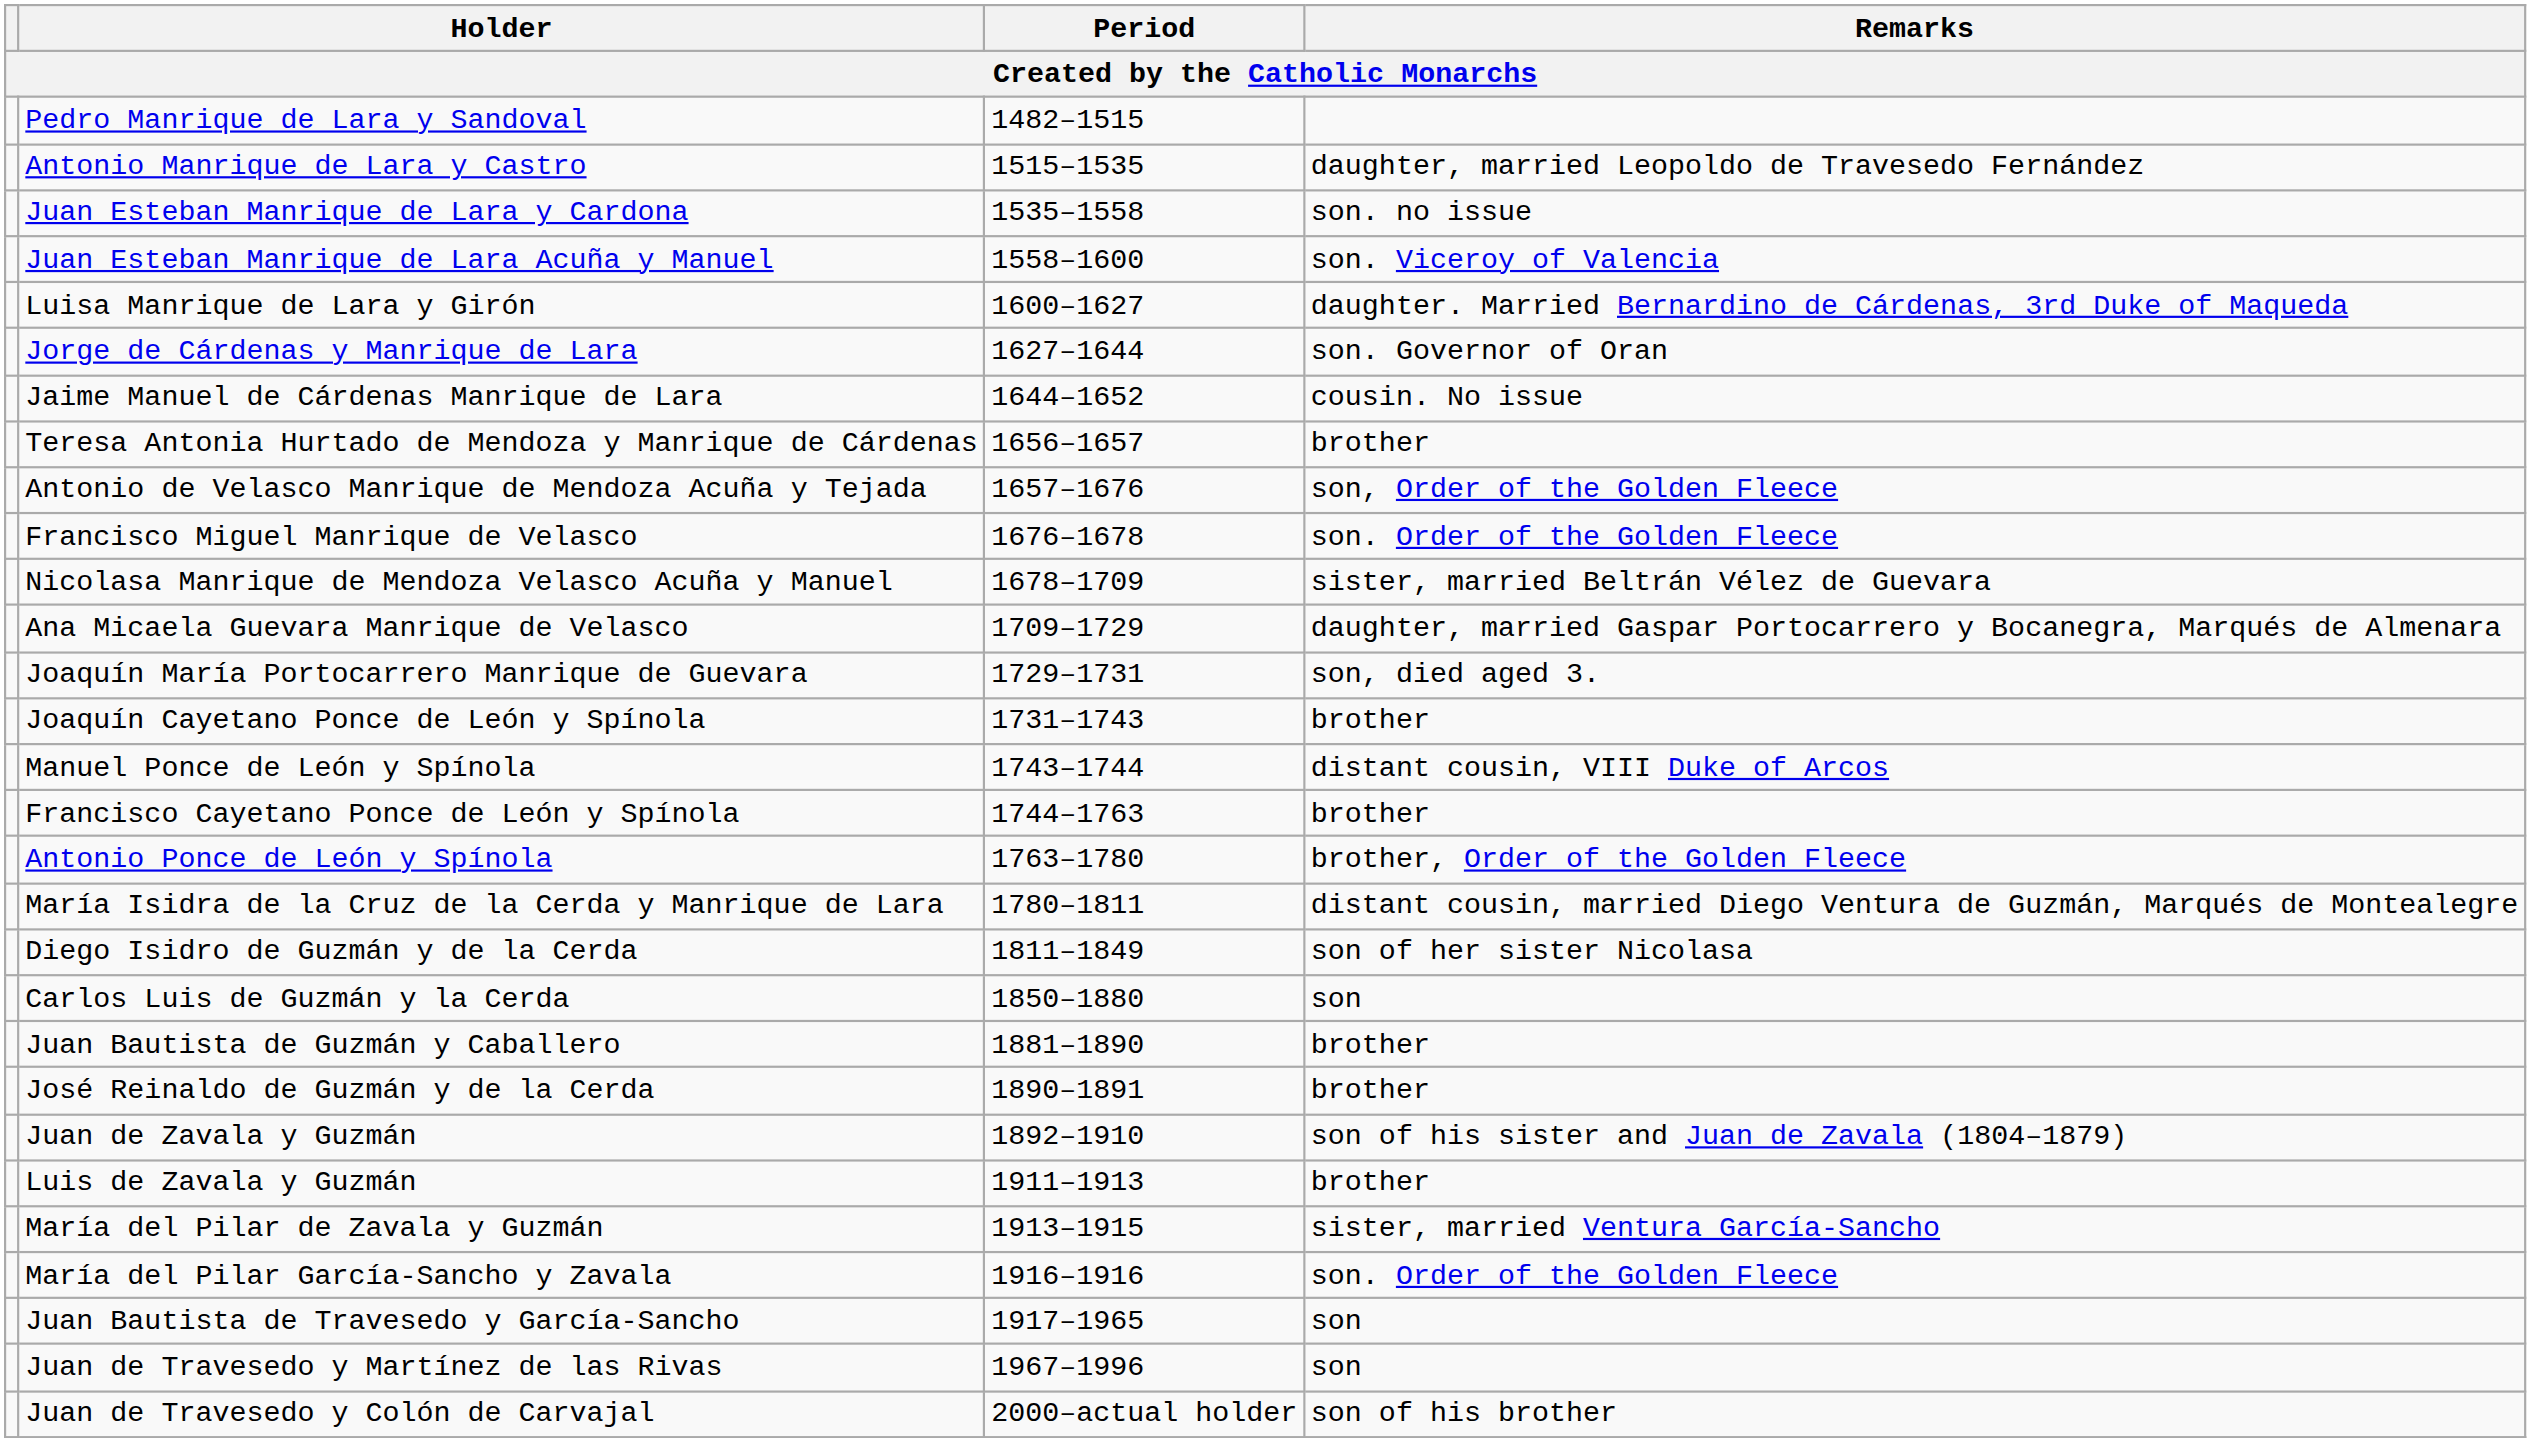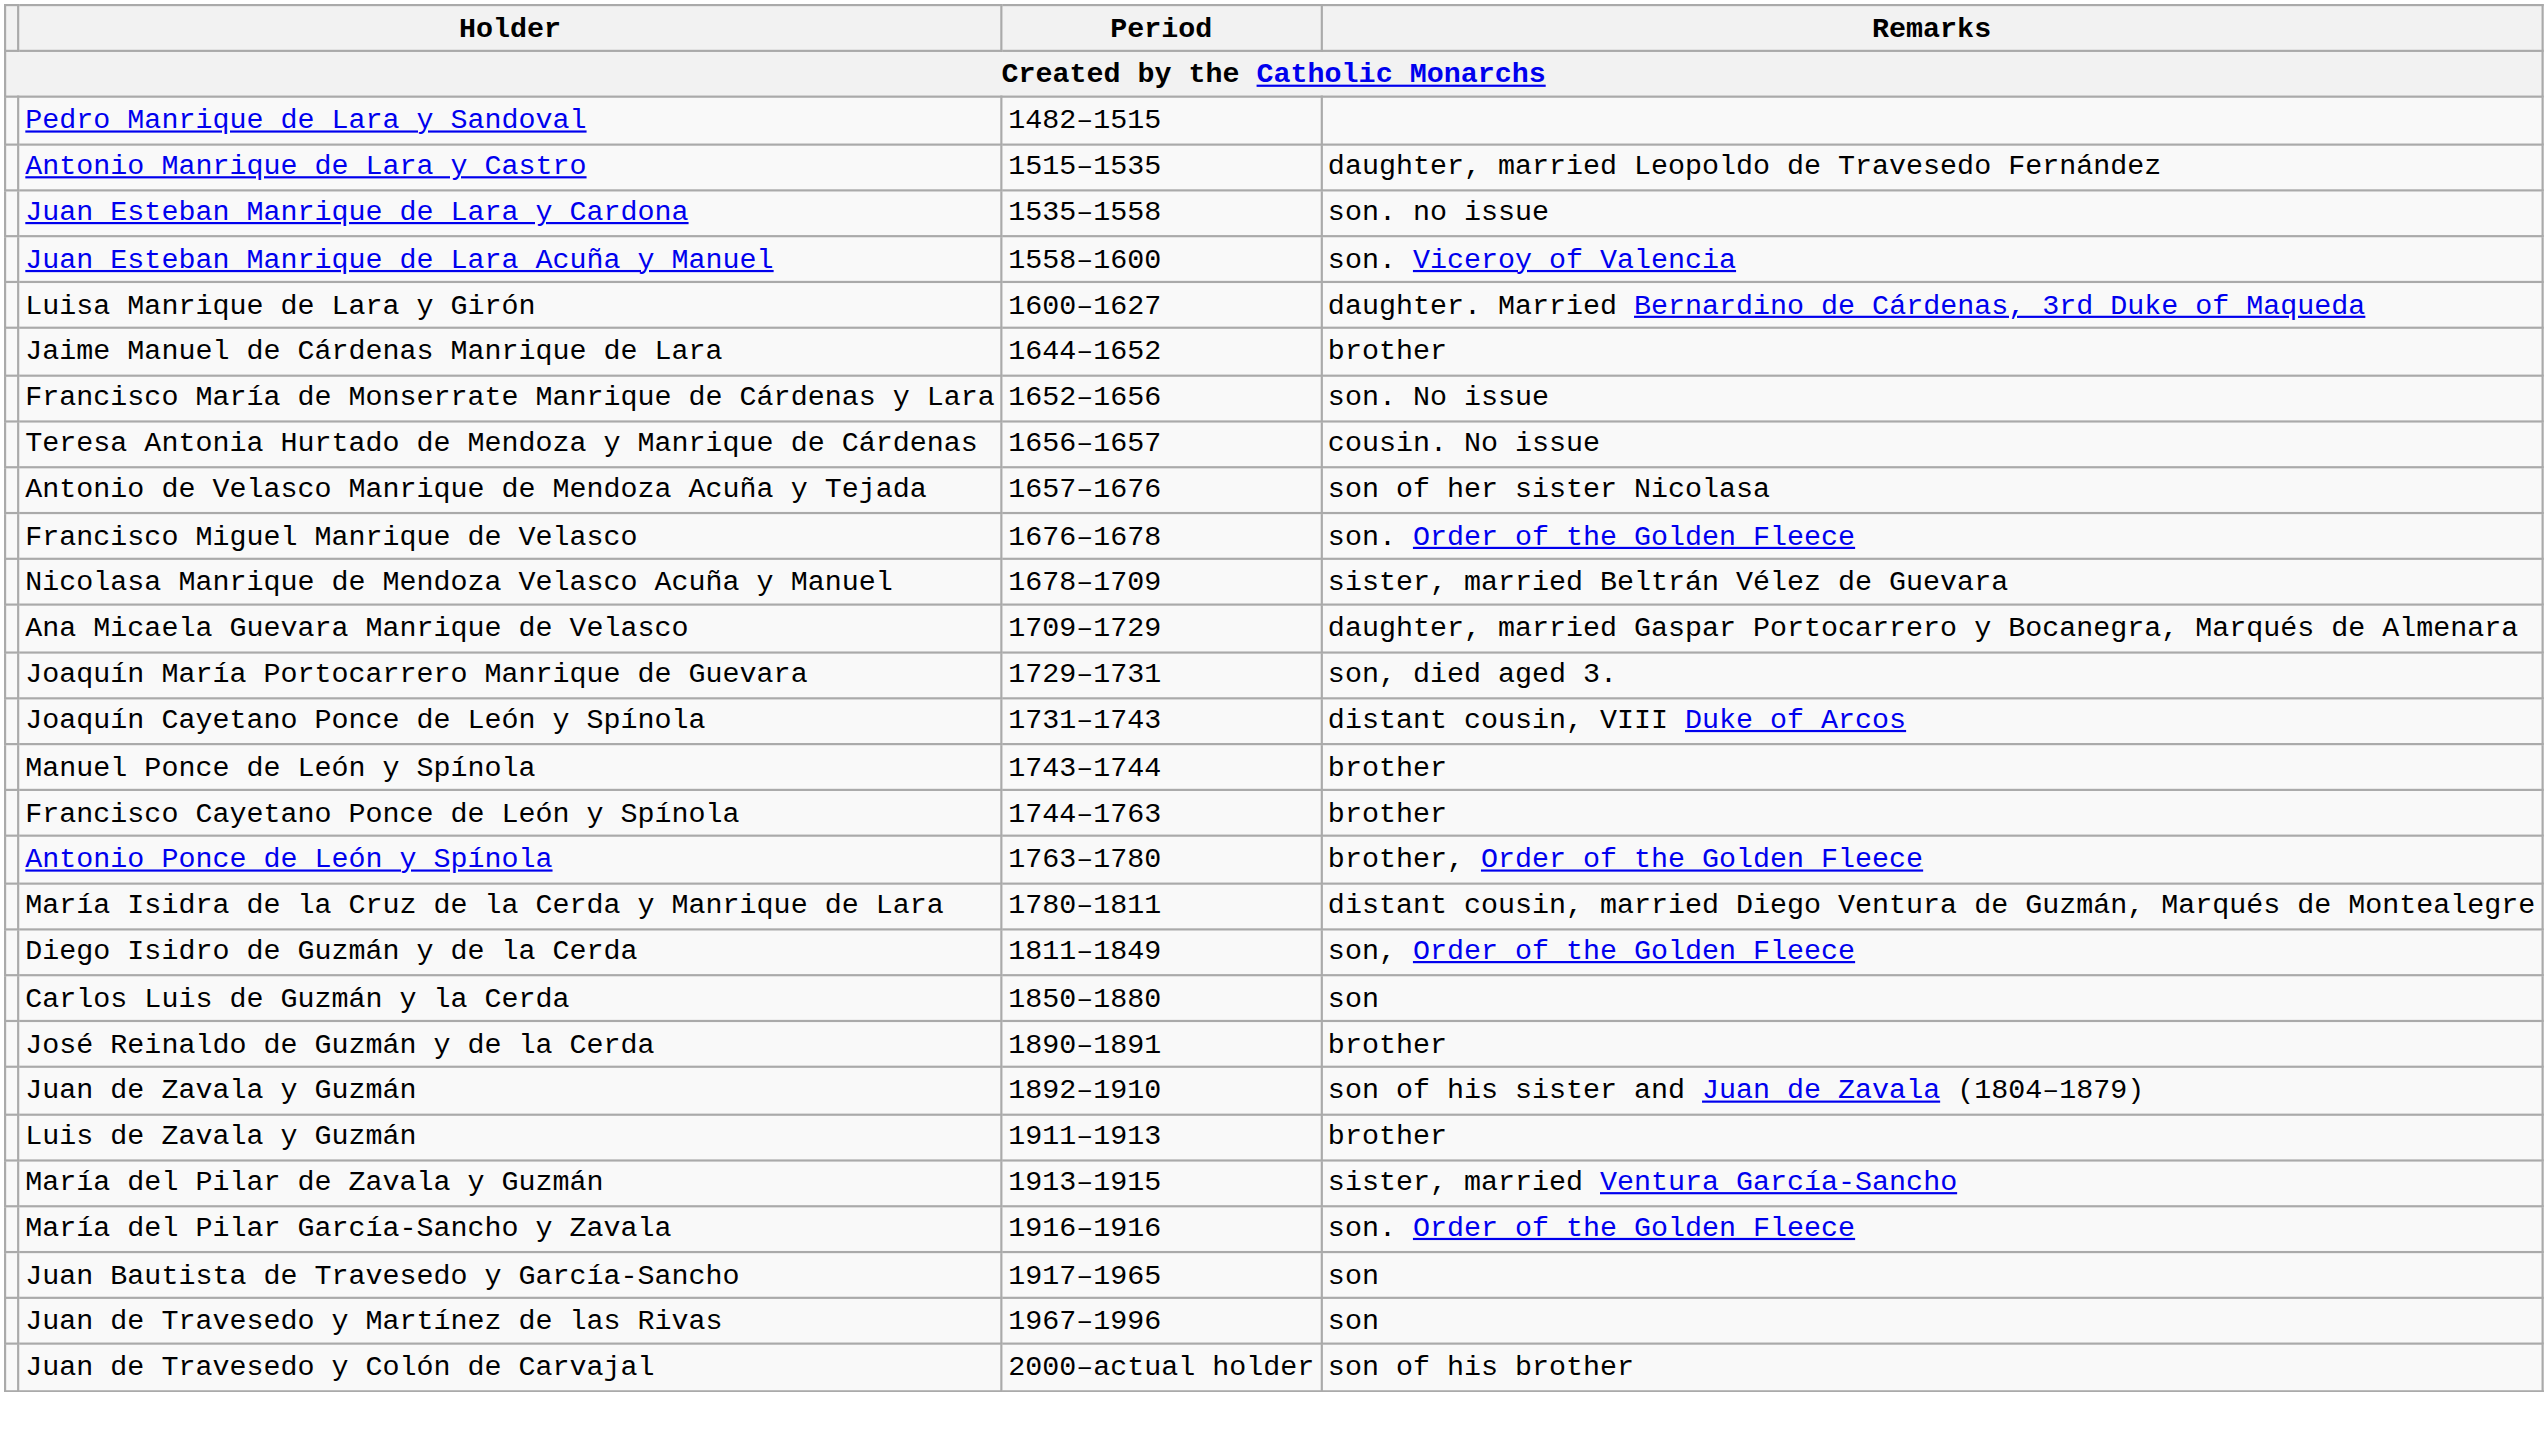- row: (331, 352)
(1447, 398) cousin. No issue -> (1387, 352) brother
+ row: (510, 398)
(1370, 444) brother -> (1464, 444) cousin. No issue
(1574, 490) son, Order of the Golden Fleece -> (1549, 490) son of her sister Nicolasa
(1370, 721) brother -> (1617, 721) distant cousin, VIII Duke of Arcos
(1600, 767) distant cousin, VIII Duke of Arcos -> (1387, 767) brother
(1532, 952) son of her sister Nicolasa -> (1591, 952) son, Order of the Golden Fleece
- row: (323, 1044)
